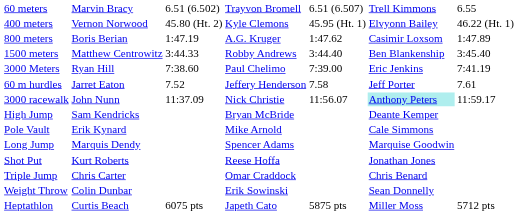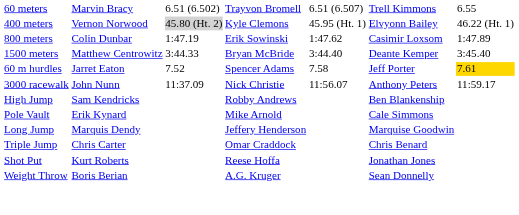(194, 23) no background -> (194, 23) lightgrey background
(100, 38) Boris Berian -> (102, 38) Colin Dunbar
(253, 38) A.G. Kruger -> (257, 38) Erik Sowinski
(261, 53) Robby Andrews -> (260, 53) Bryan McBride
(407, 53) Ben Blankenship -> (403, 53) Deante Kemper
- row: (32, 69)
(266, 84) Jeffery Henderson -> (260, 69) Spencer Adams
(467, 84) no background -> (467, 69) gold background
(403, 99) paleturquoise background -> (403, 84) no background
(260, 114) Bryan McBride -> (261, 99) Robby Andrews
(403, 114) Deante Kemper -> (407, 99) Ben Blankenship
(260, 145) Spencer Adams -> (266, 129) Jeffery Henderson
rows swapped: (31, 175) <-> (23, 160)
(102, 190) Colin Dunbar -> (100, 175) Boris Berian
(257, 190) Erik Sowinski -> (253, 175) A.G. Kruger
- row: (29, 205)
